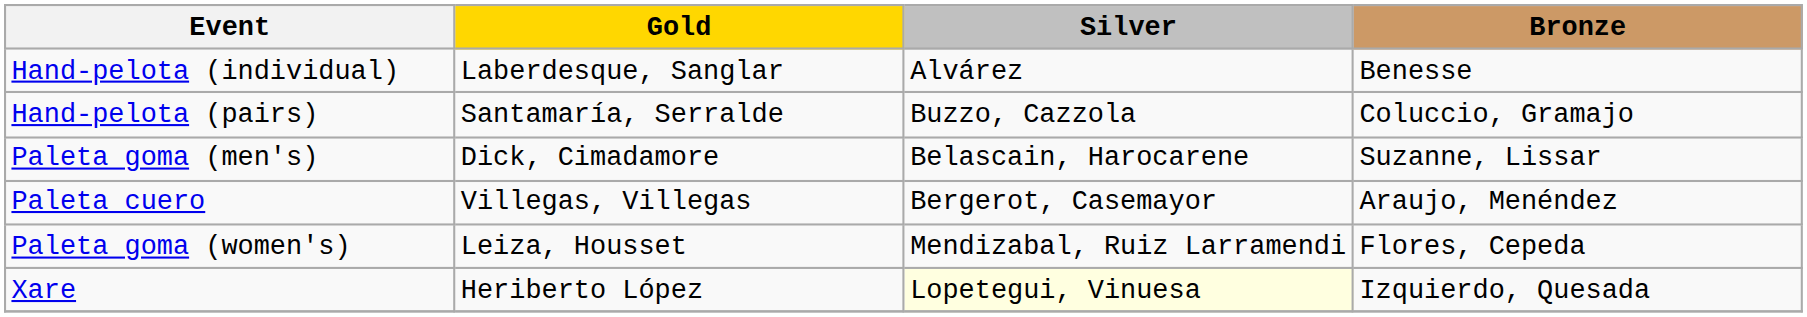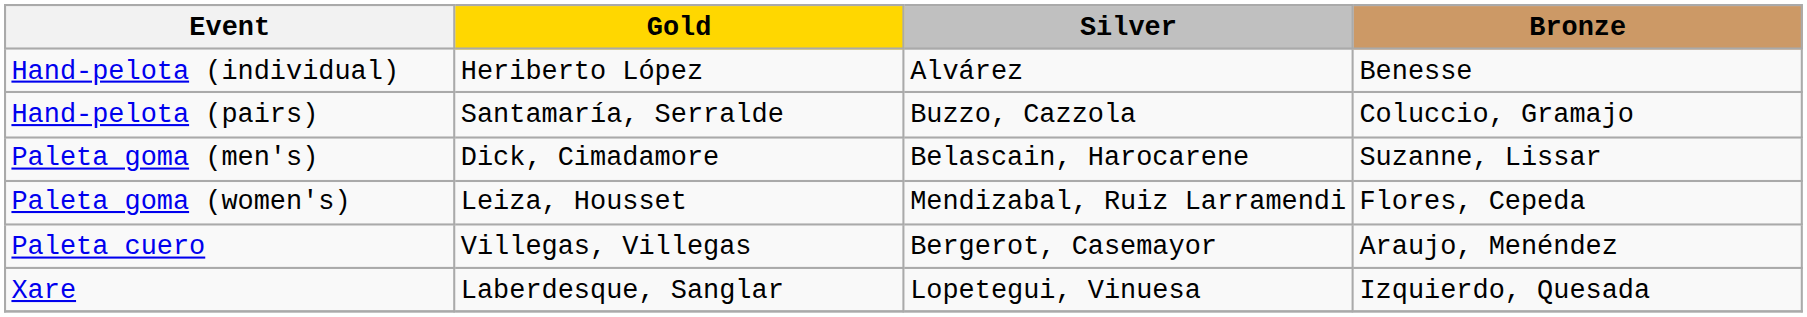(622, 71) Laberdesque, Sanglar -> (582, 71) Heriberto López
rows swapped: (181, 246) <-> (108, 202)
(582, 290) Heriberto López -> (622, 290) Laberdesque, Sanglar
(1055, 290) lightyellow background -> (1055, 290) no background
